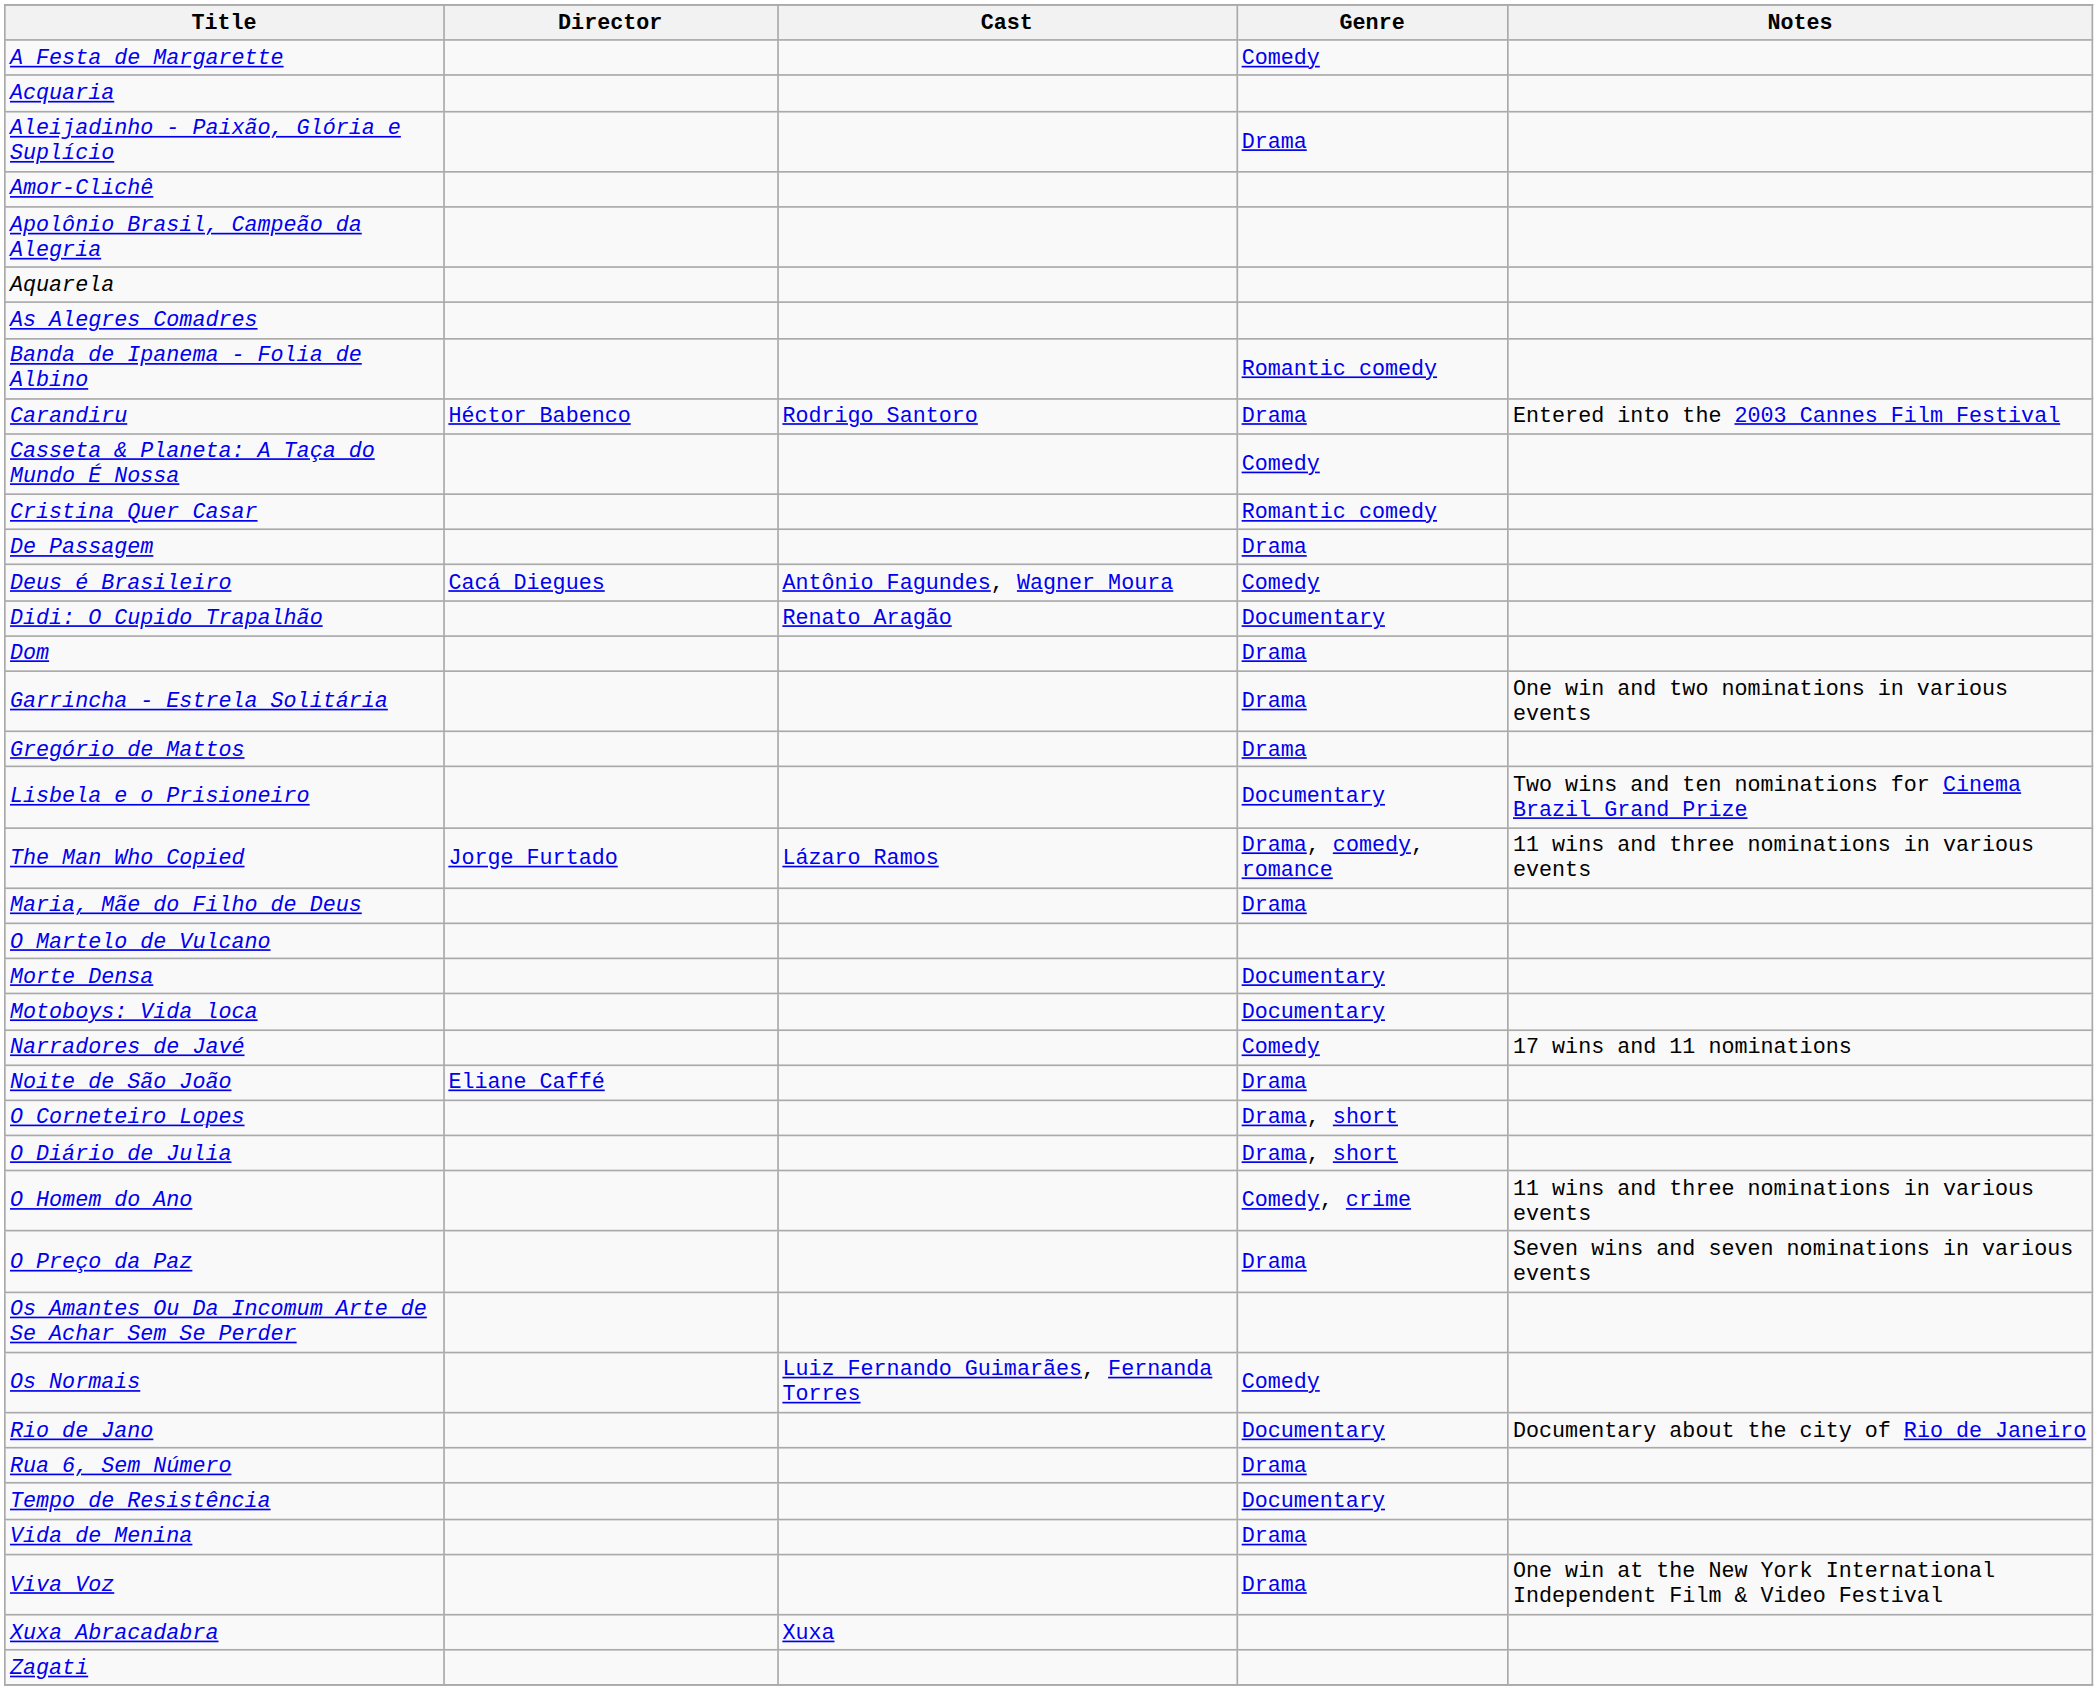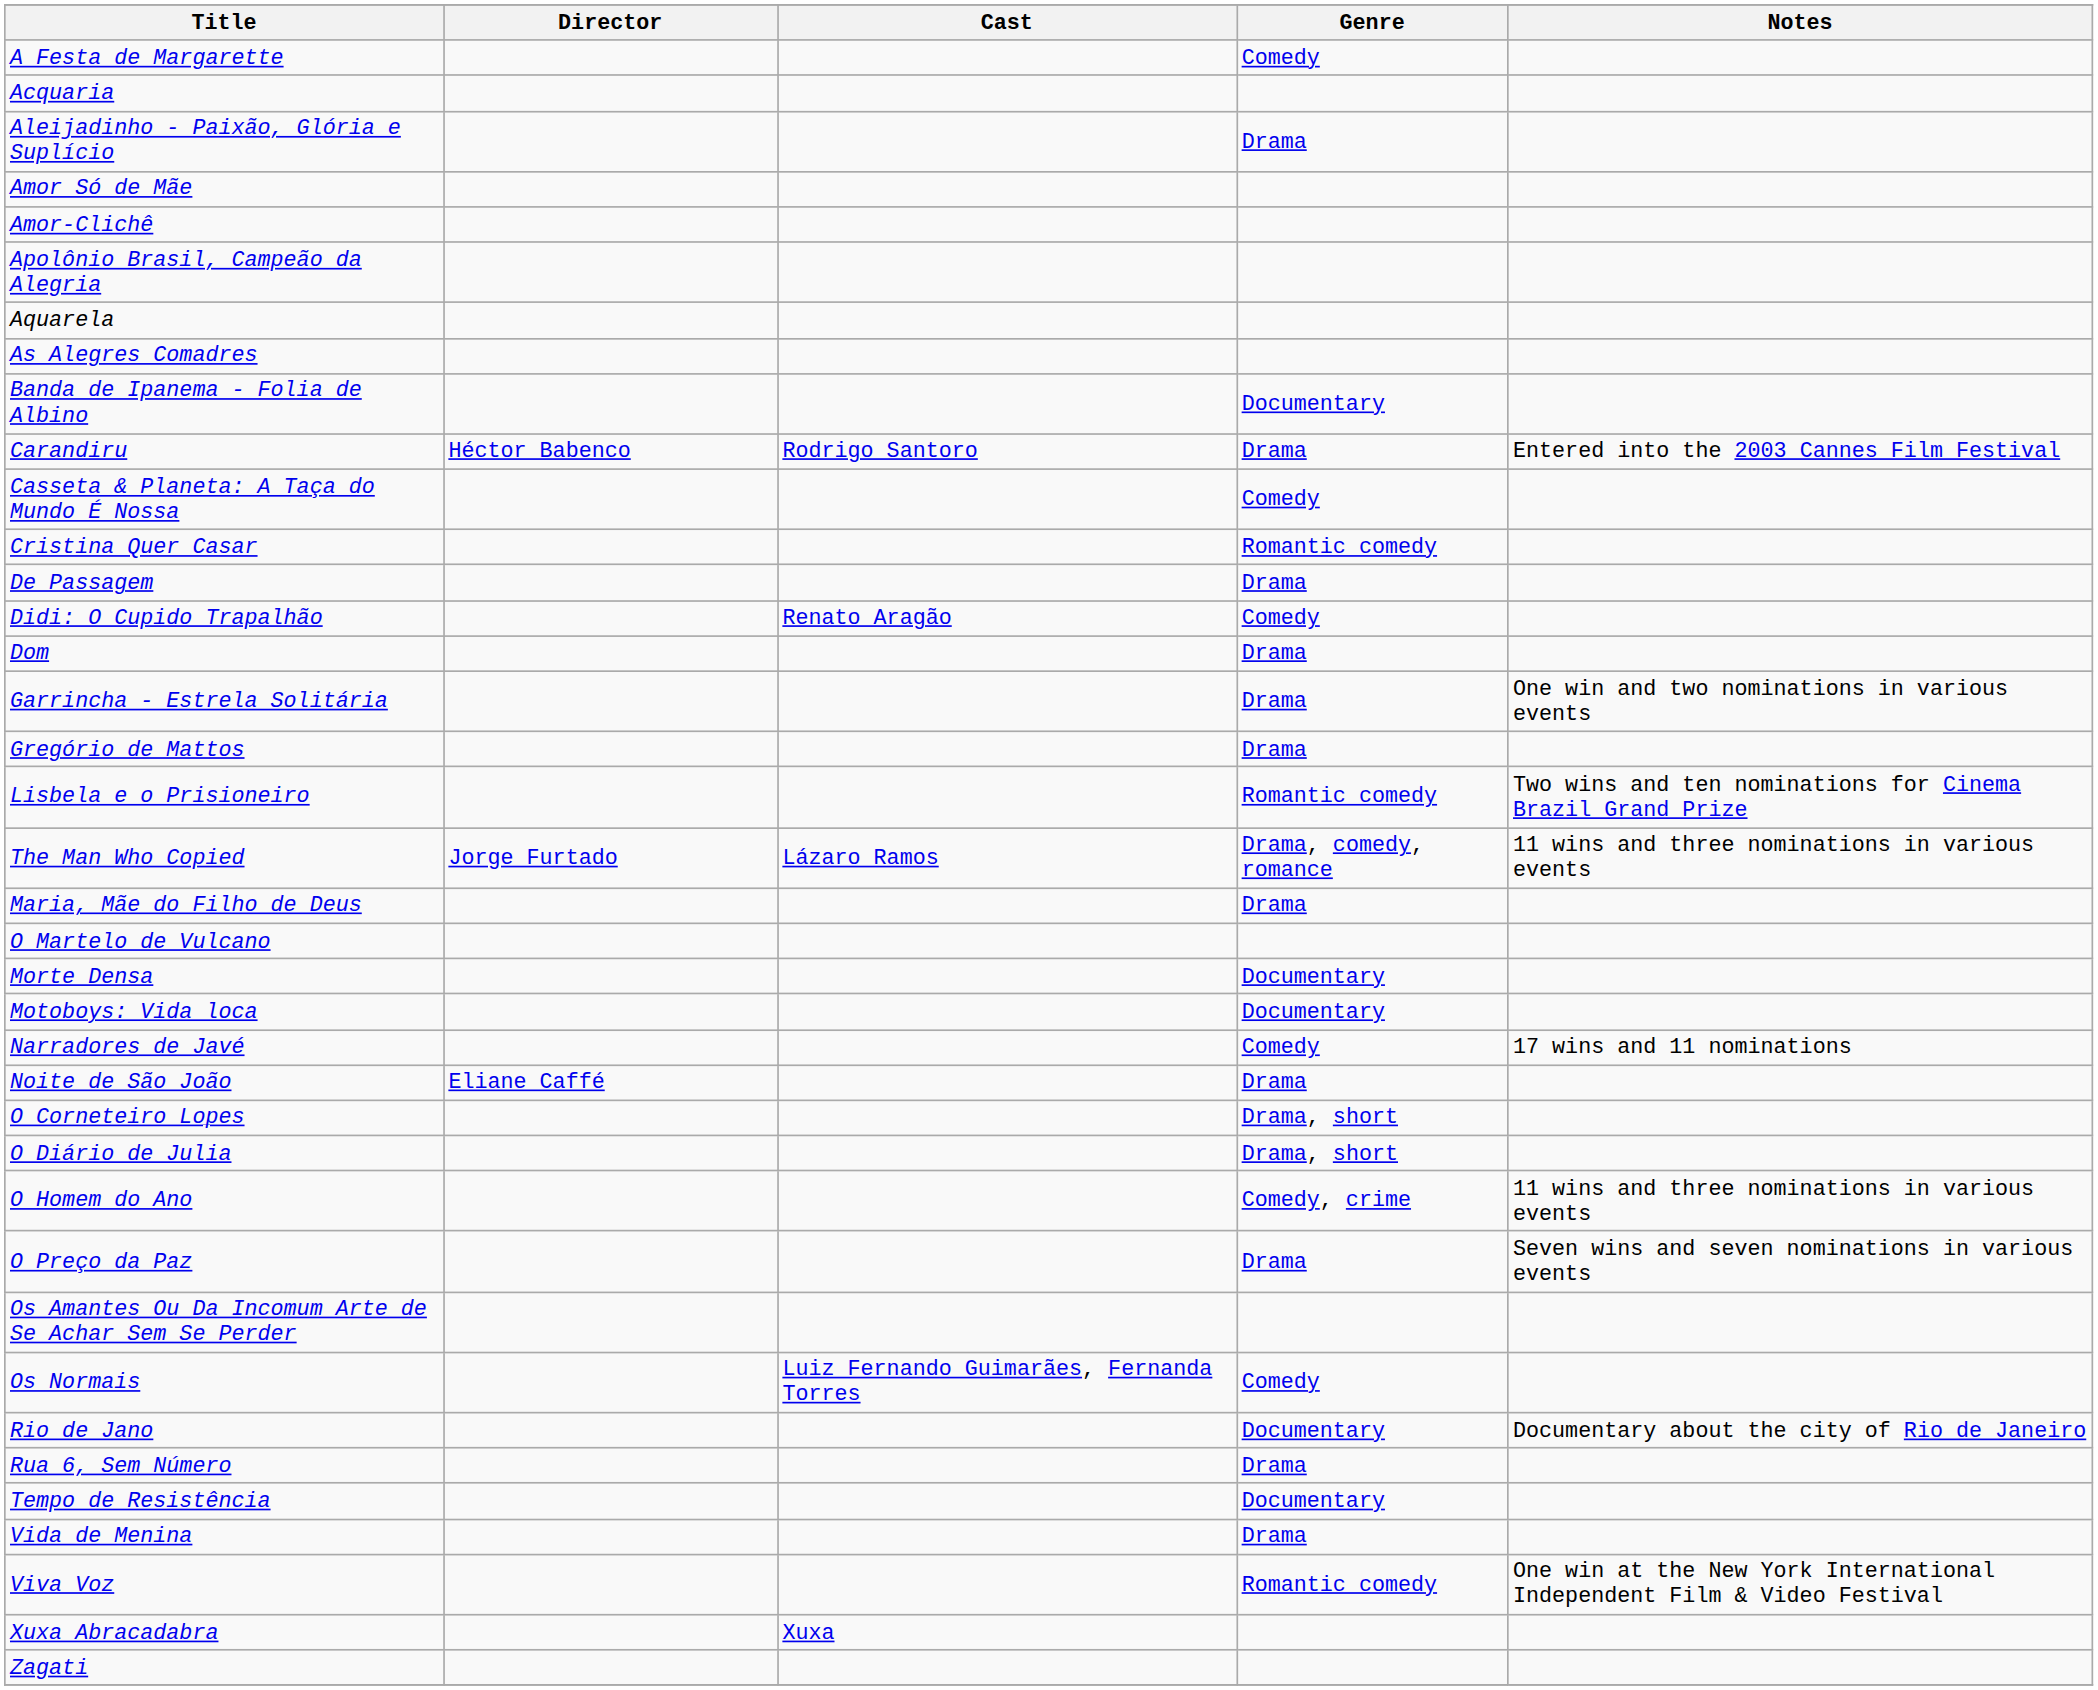+ row: (101, 189)
(1339, 368) Romantic comedy -> (1313, 404) Documentary
- row: (121, 583)
(1313, 618) Documentary -> (1281, 618) Comedy
(1313, 797) Documentary -> (1339, 797) Romantic comedy
(1274, 1584) Drama -> (1339, 1584) Romantic comedy
